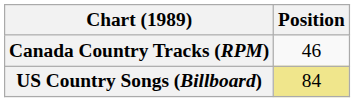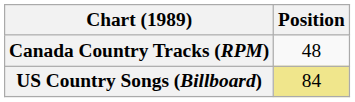(311, 50) 46 -> (311, 50) 48
